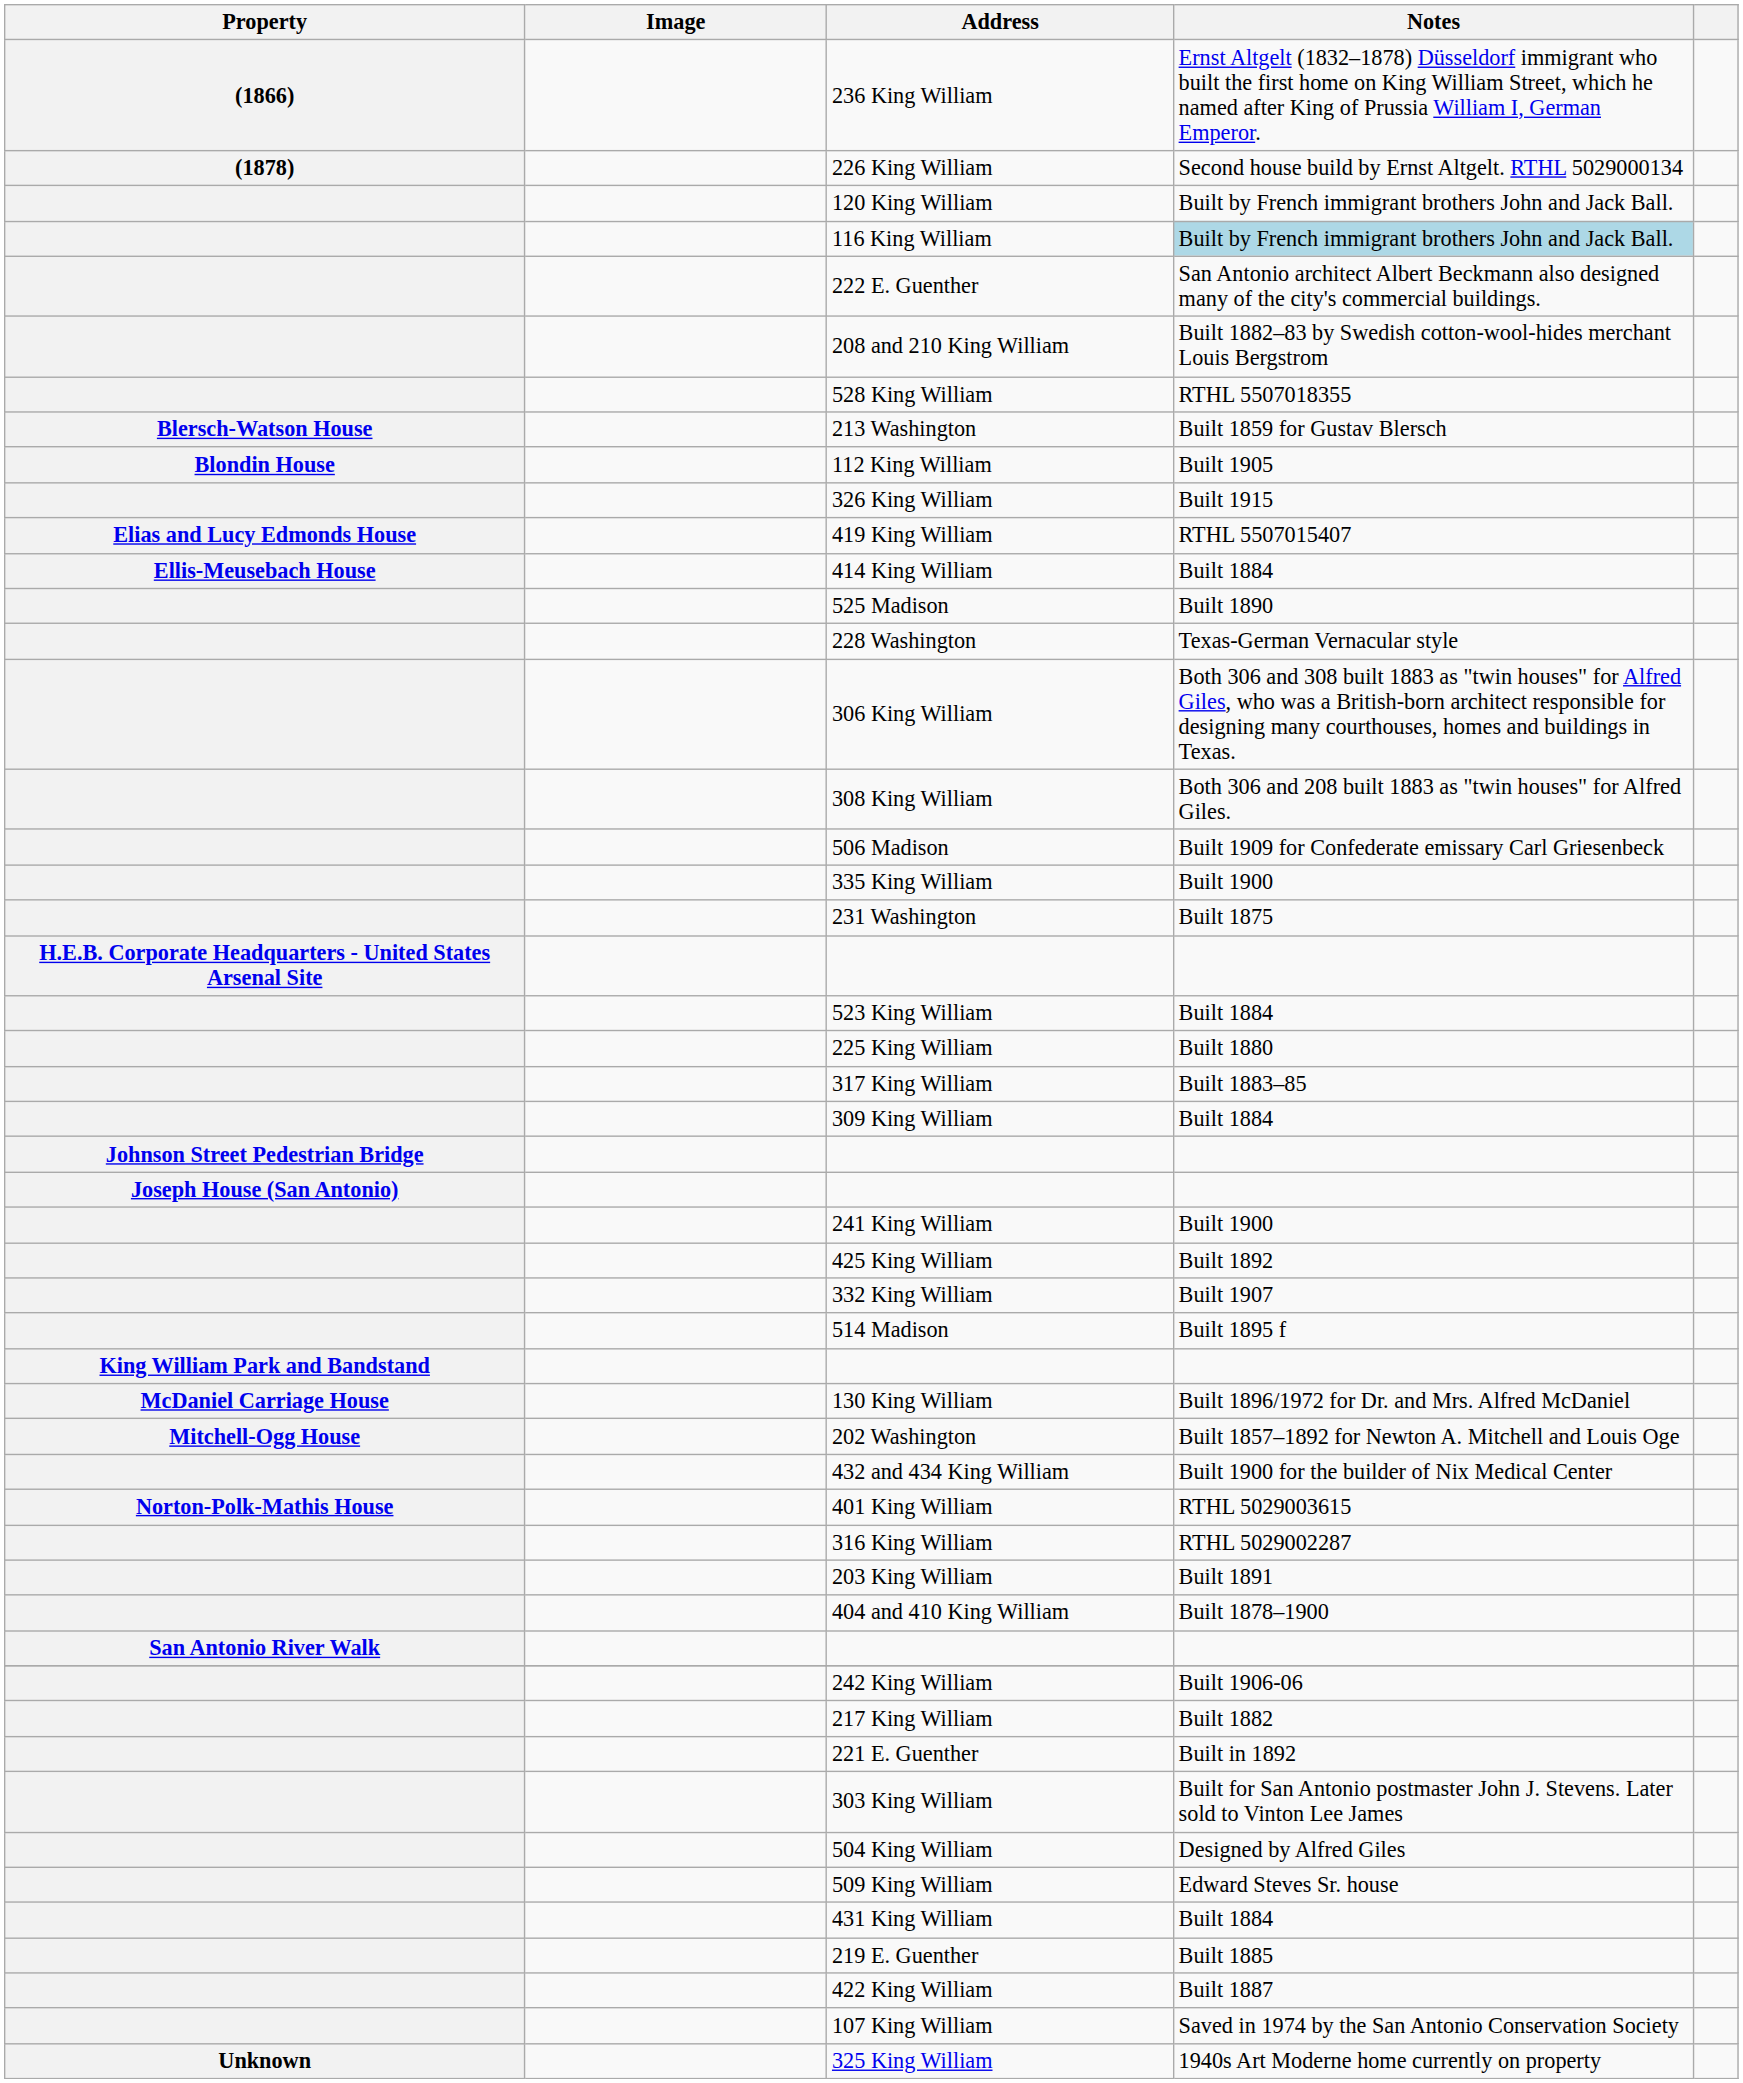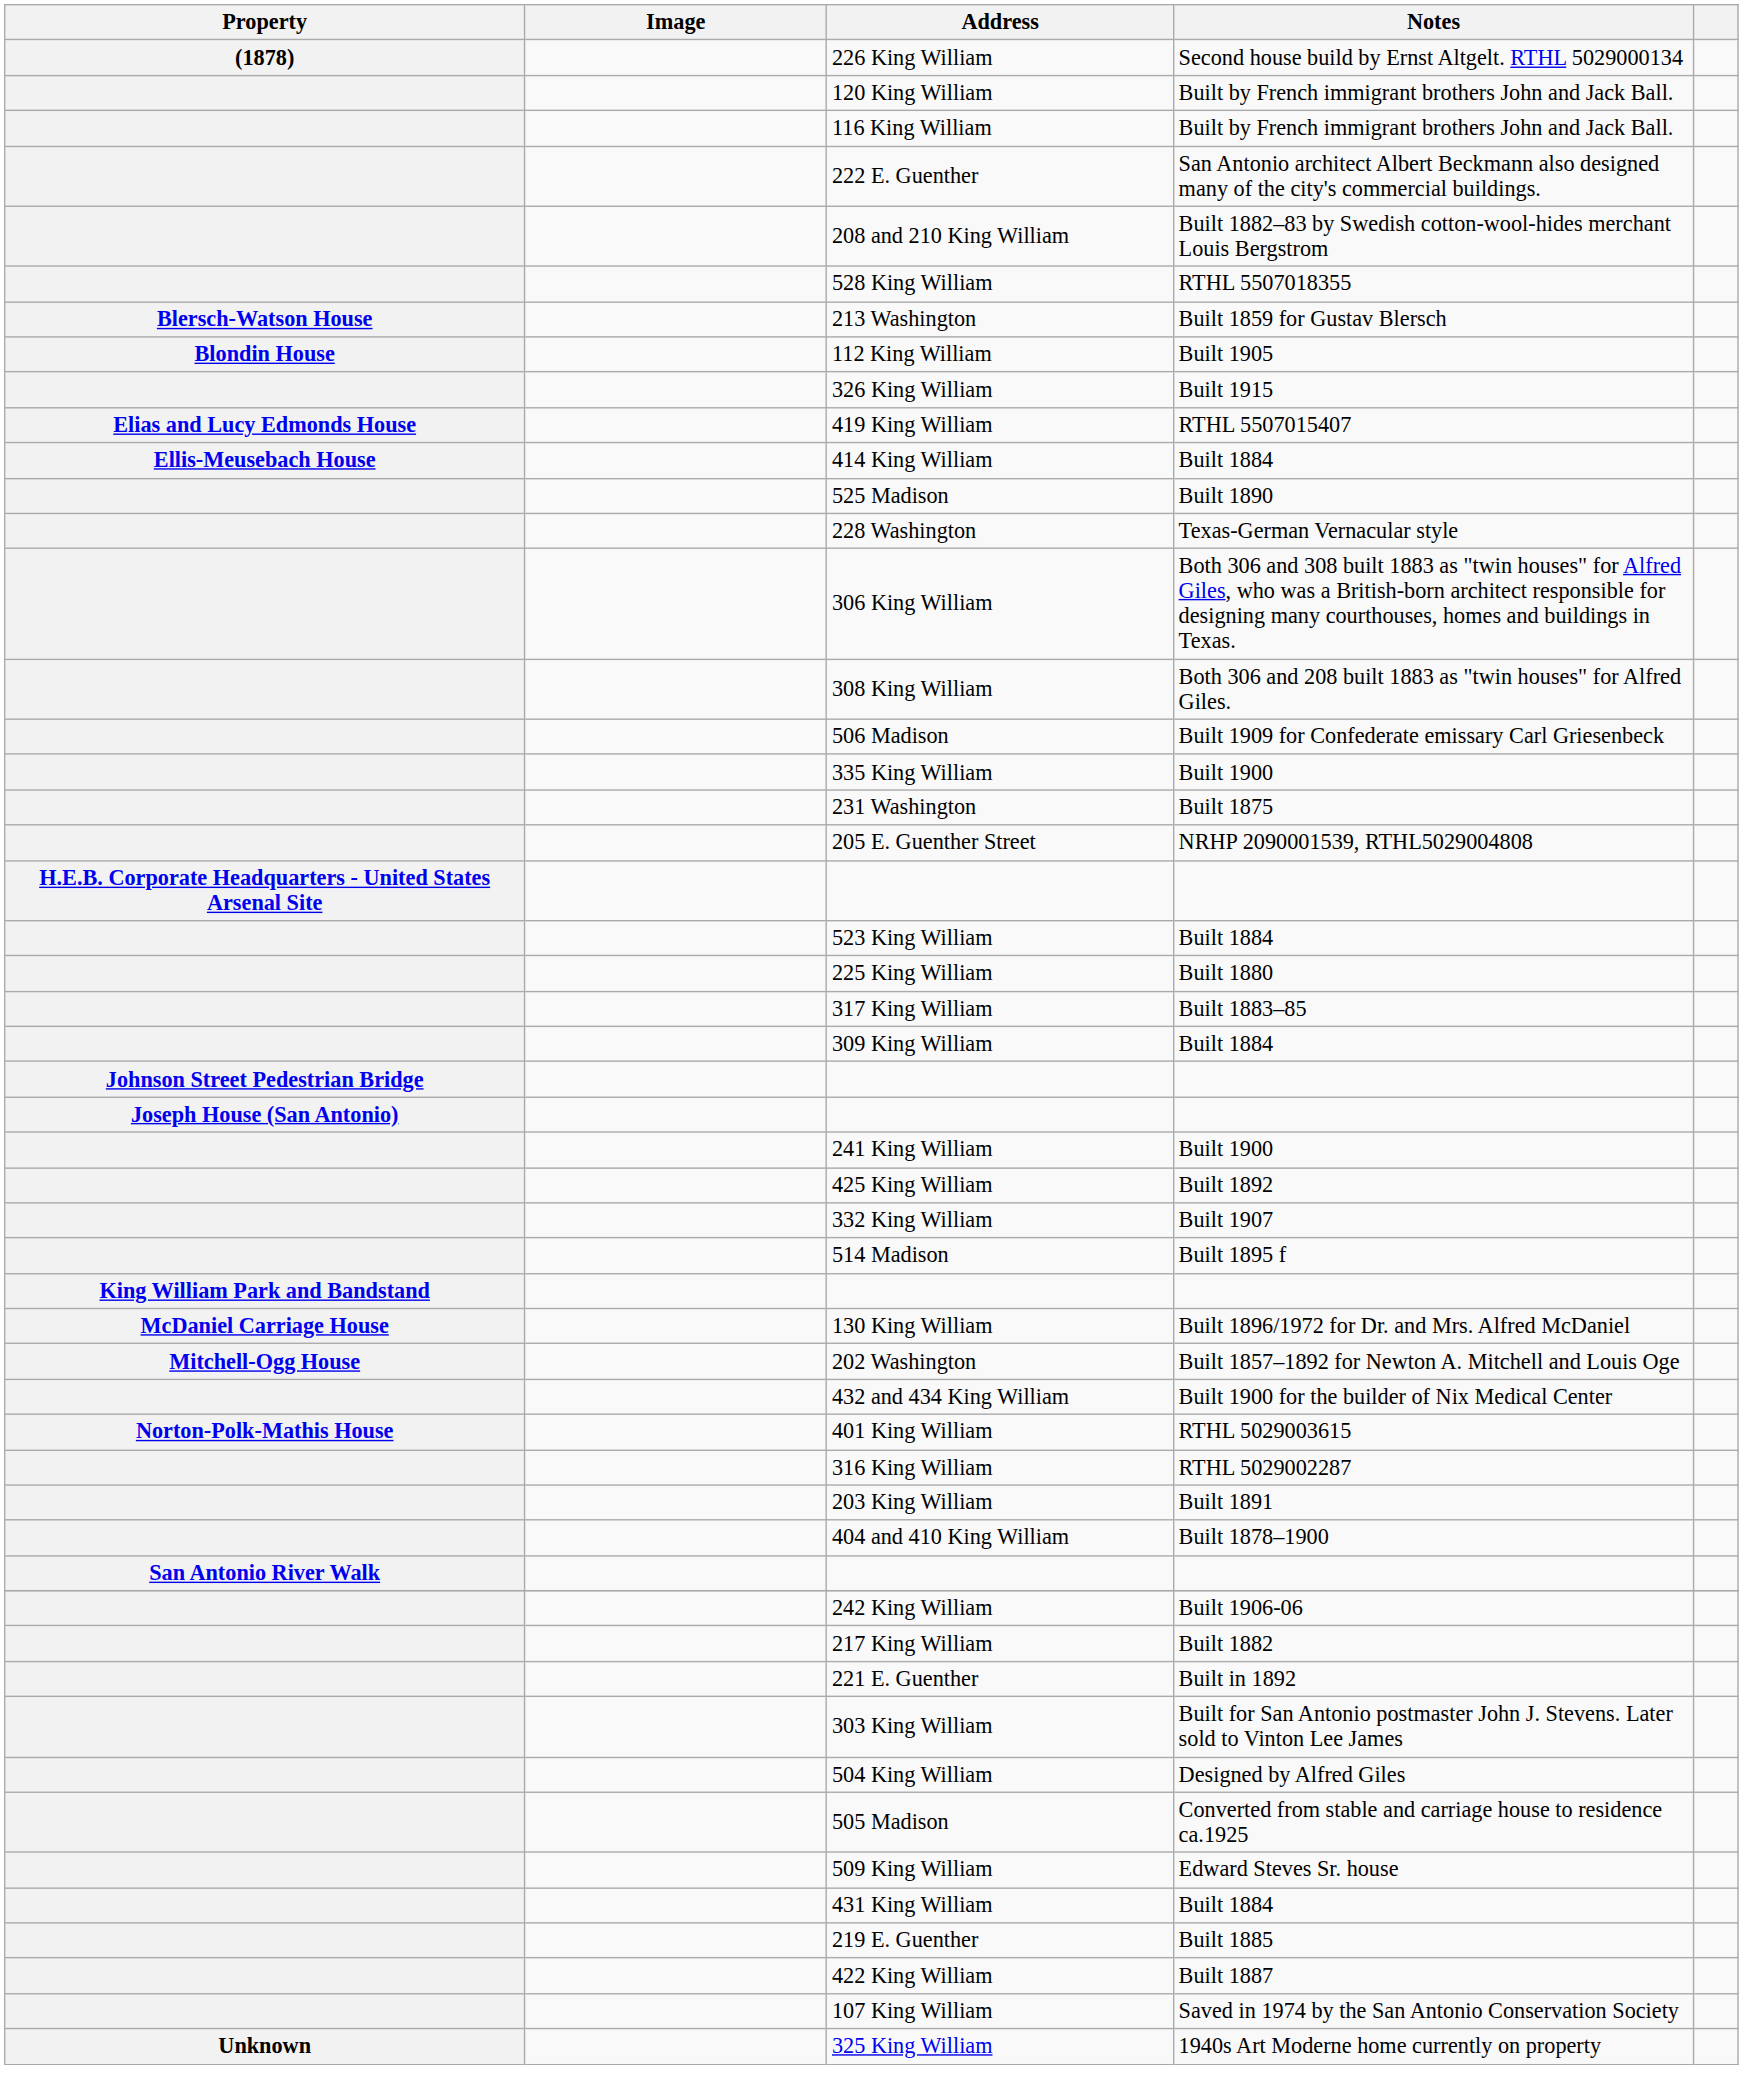- row: (265, 94)
(1426, 238) lightblue background -> (1426, 127) no background
+ row: (265, 843)
+ row: (265, 1822)
